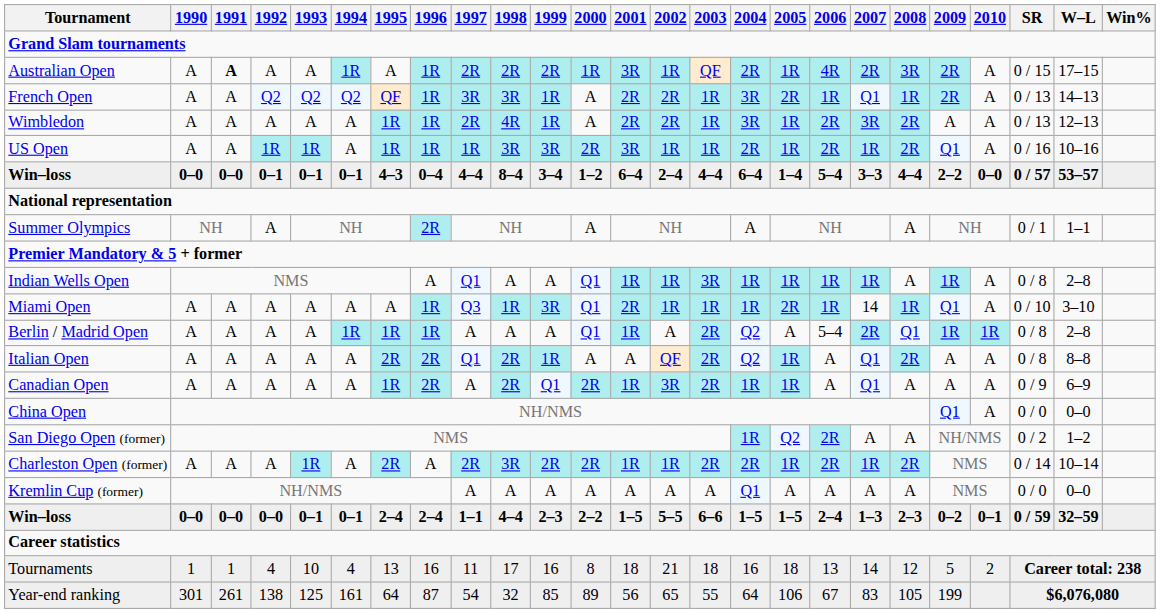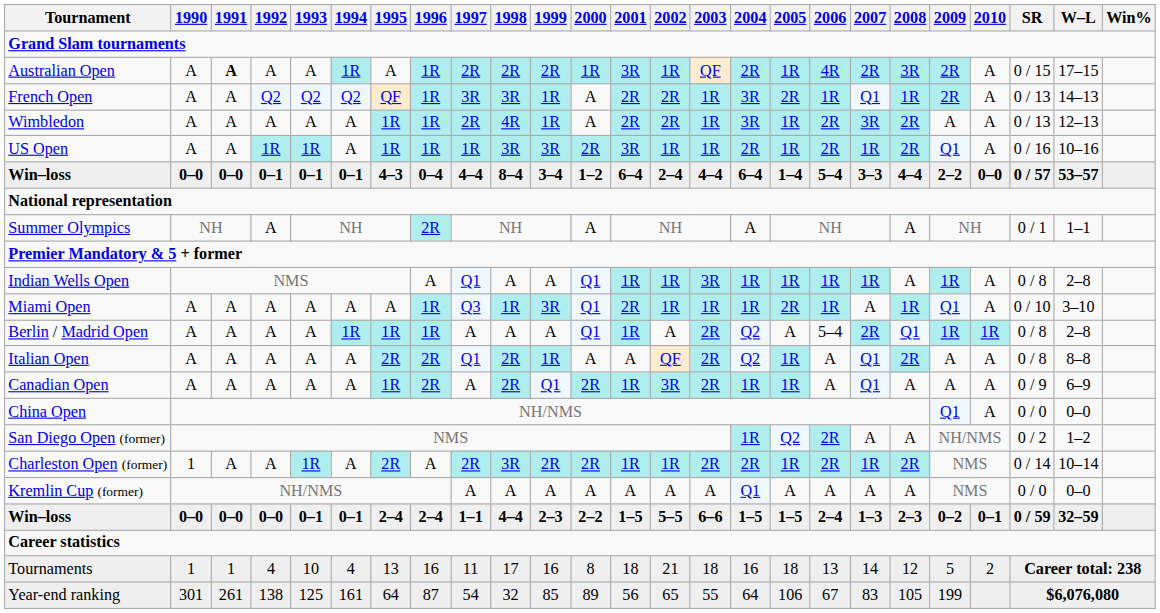(870, 306) 14 -> (870, 306) A
(191, 463) A -> (191, 463) 1
